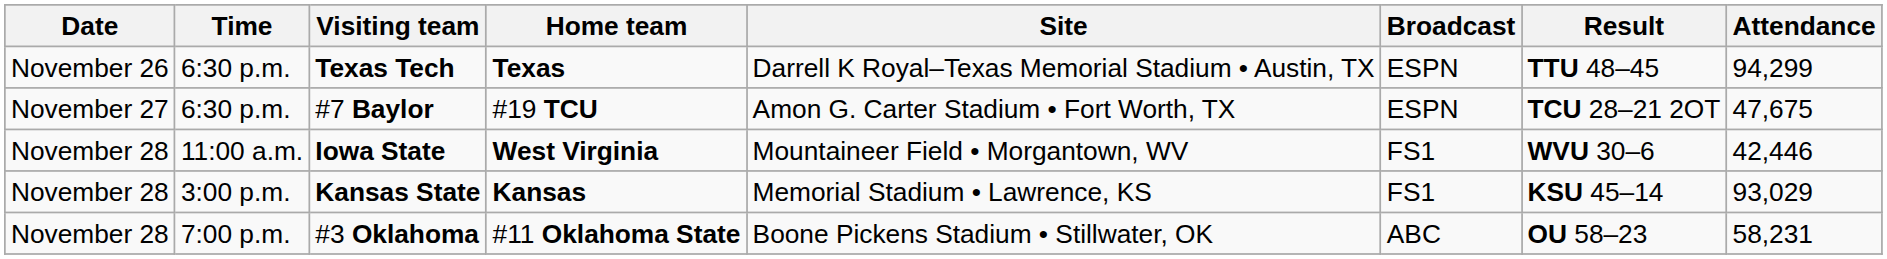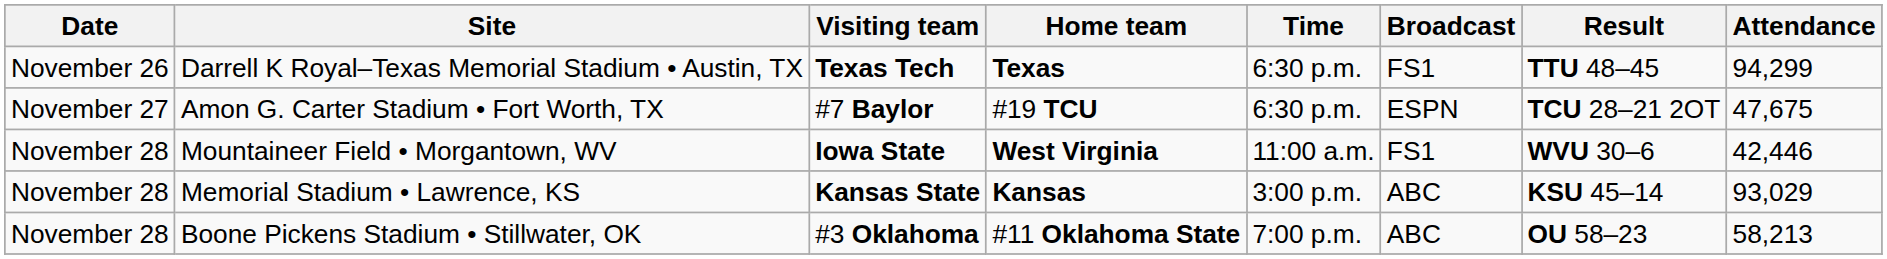columns swapped: (242, 26) <-> (1064, 26)
(1423, 67) ESPN -> (1411, 67) FS1
(1411, 192) FS1 -> (1414, 192) ABC
(1773, 234) 58,231 -> (1773, 234) 58,213
